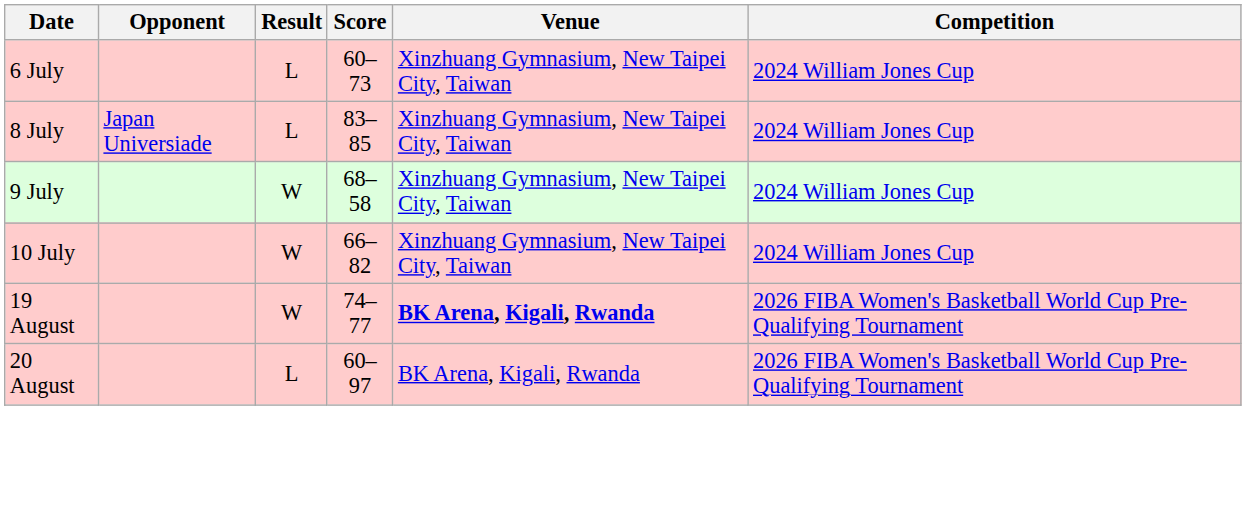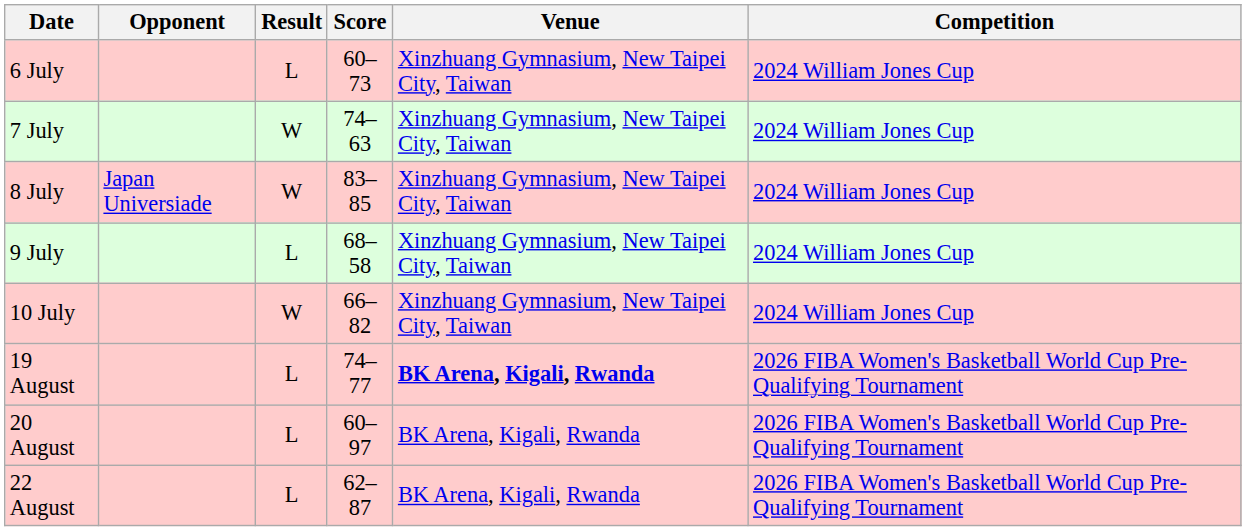+ row: (37, 131)
(292, 131) L -> (292, 191) W
(292, 191) W -> (292, 252) L
(292, 313) W -> (292, 374) L
+ row: (42, 495)
